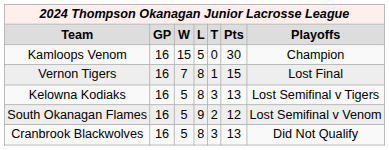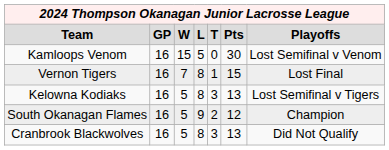(316, 54) Champion -> (316, 54) Lost Semifinal v Venom
(316, 114) Lost Semifinal v Venom -> (316, 114) Champion
